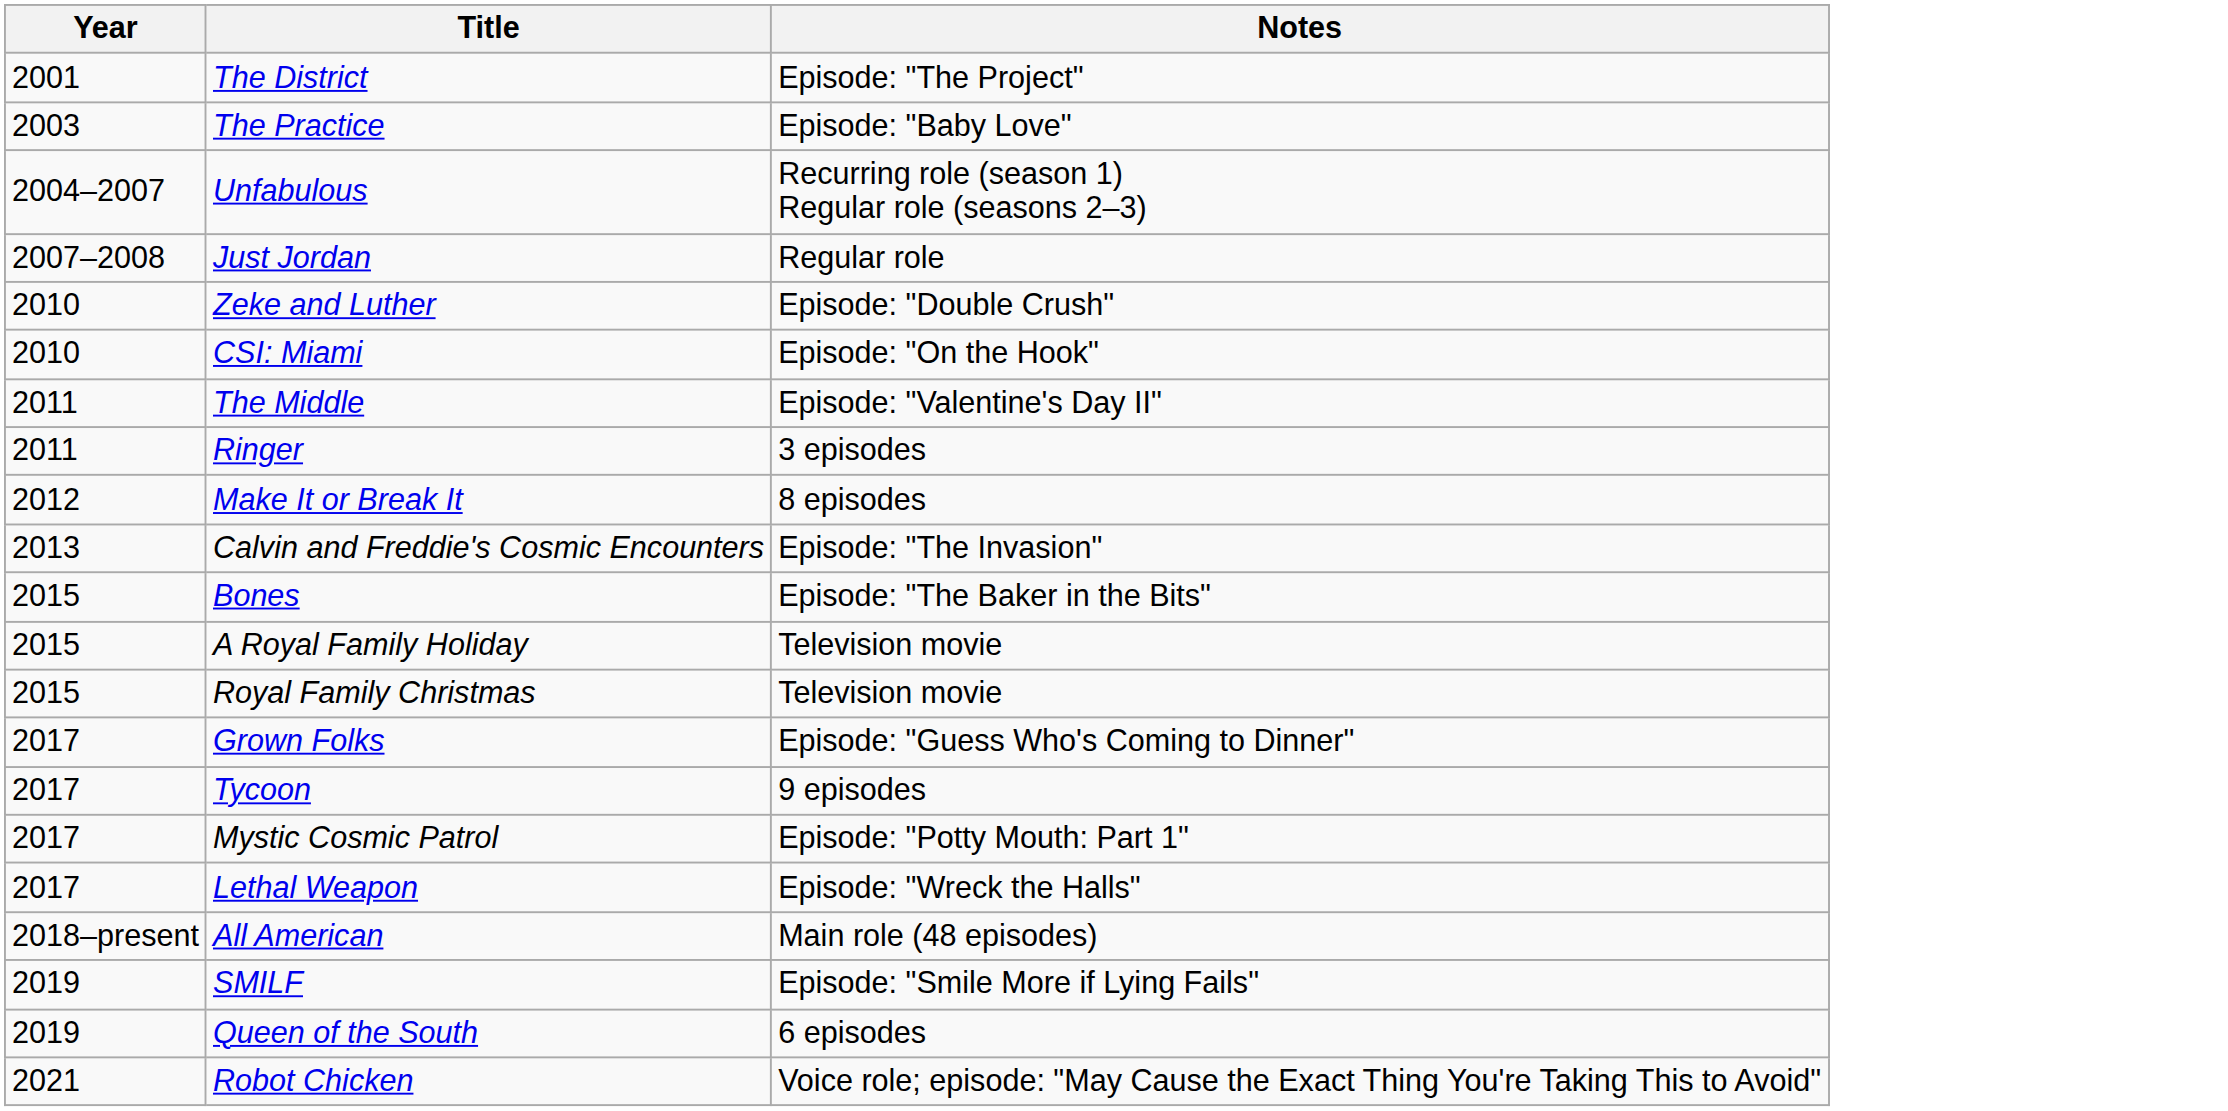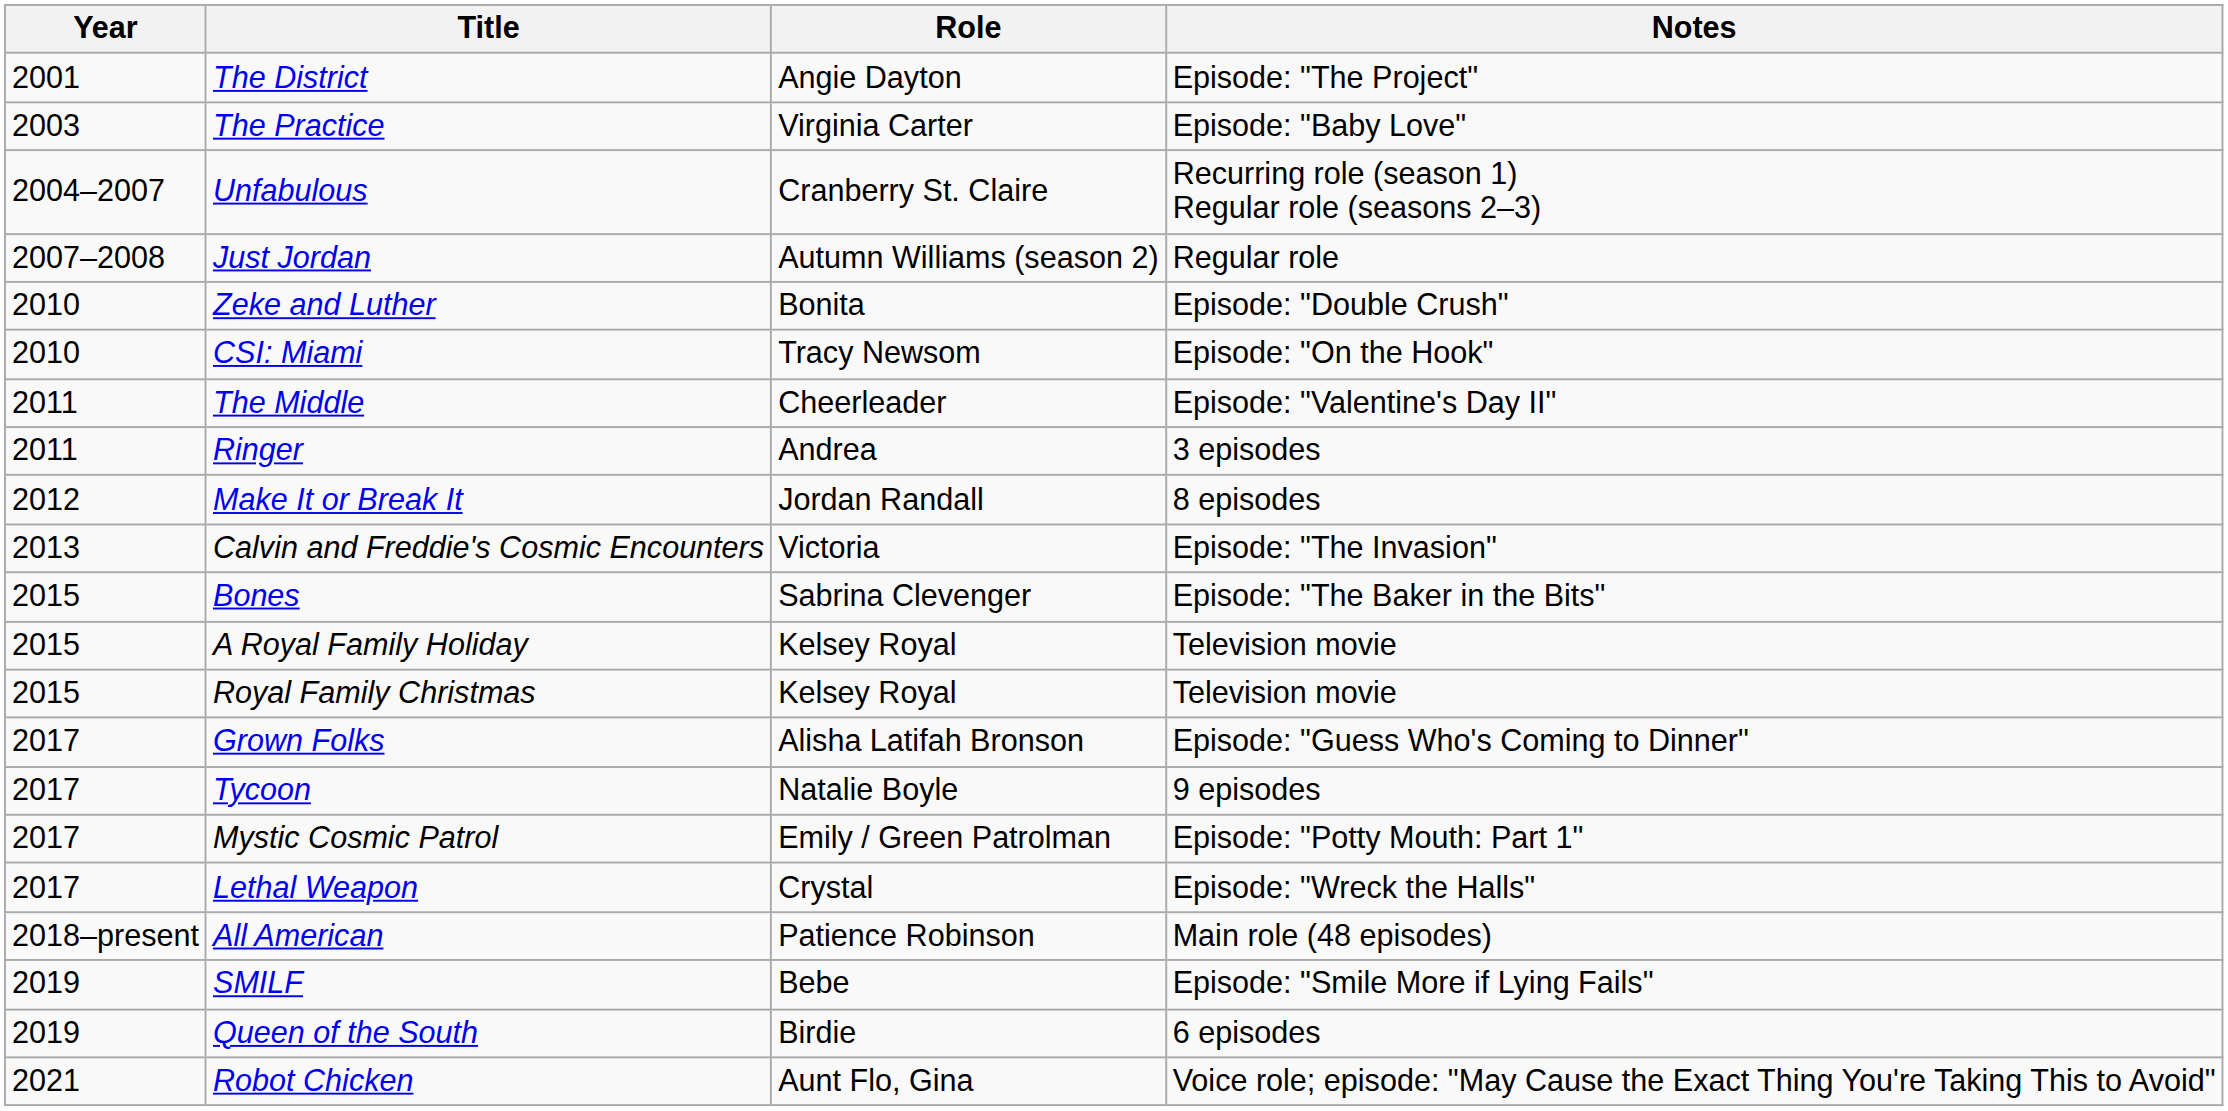+ column: (968, 28)
